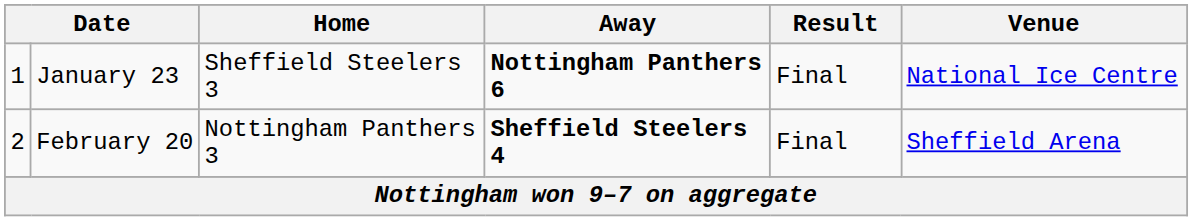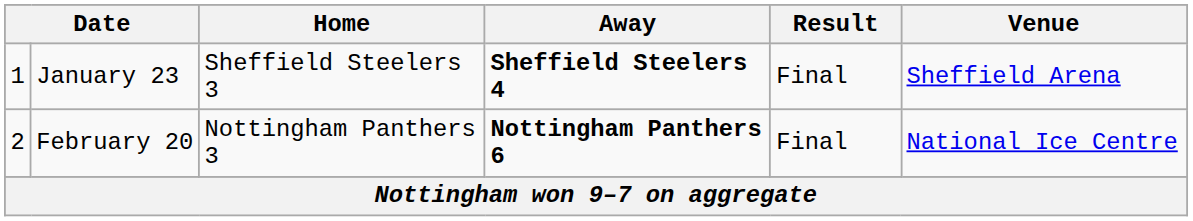(626, 77) Nottingham Panthers 6 -> (619, 77) Sheffield Steelers 4
(1042, 77) National Ice Centre -> (1014, 77) Sheffield Arena
(619, 143) Sheffield Steelers 4 -> (626, 143) Nottingham Panthers 6
(1014, 143) Sheffield Arena -> (1042, 143) National Ice Centre
